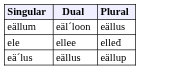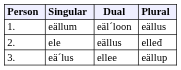+ column: (23, 12)
(66, 42) ellee -> (109, 42) eällus
(68, 57) eällus -> (107, 57) ellee
